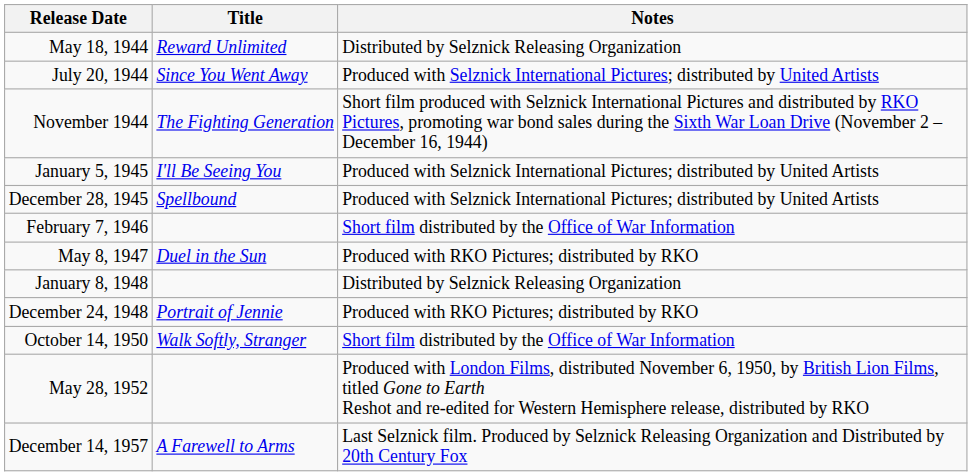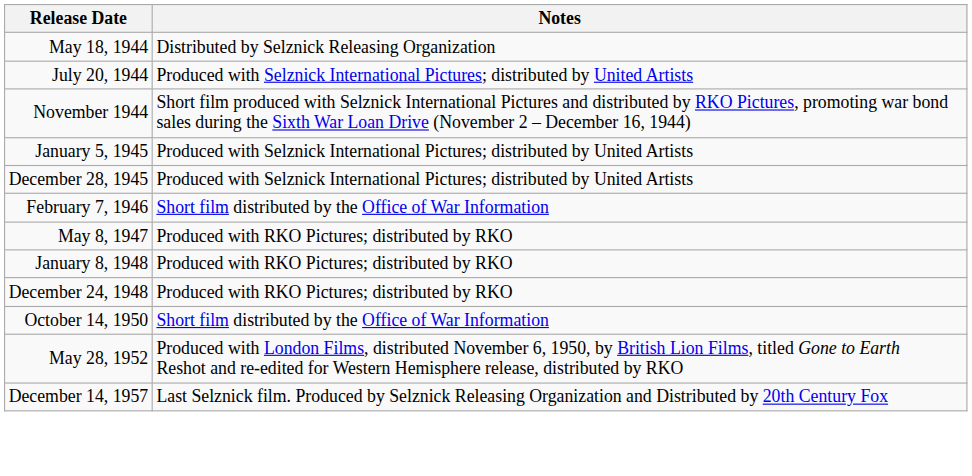- column: (245, 18)
(512, 283) Distributed by Selznick Releasing Organization -> (334, 263) Produced with RKO Pictures; distributed by RKO
